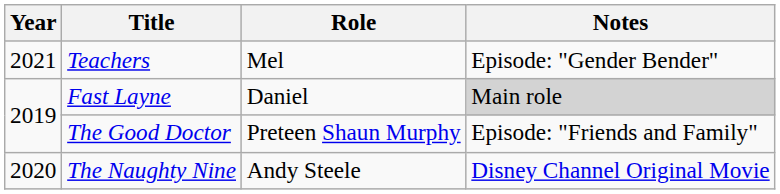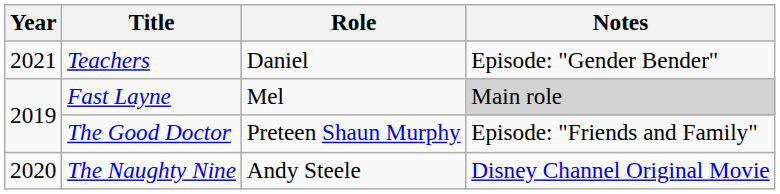(265, 59) Mel -> (278, 59) Daniel
(278, 96) Daniel -> (265, 96) Mel
